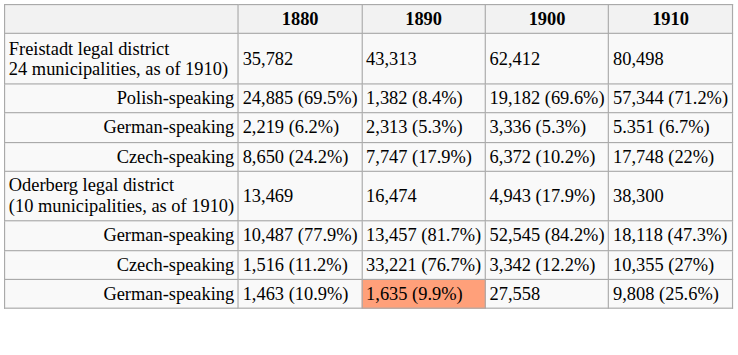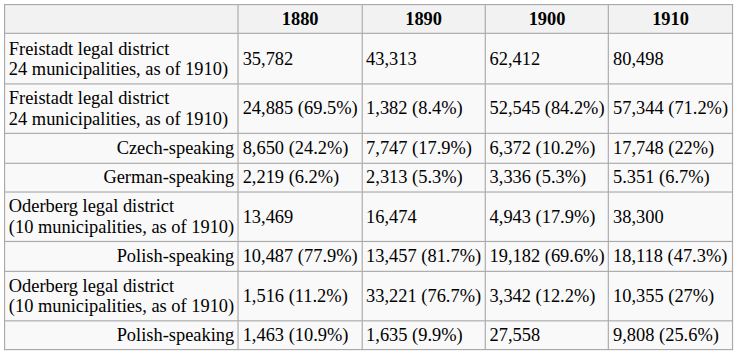(175, 98) Polish-speaking -> (118, 108) Freistadt legal district 24 municipalities, as of 1910)
(547, 98) 19,182 (69.6%) -> (547, 108) 52,545 (84.2%)
rows swapped: (296, 156) <-> (291, 127)
(169, 235) German-speaking -> (175, 256) Polish-speaking
(547, 235) 52,545 (84.2%) -> (547, 256) 19,182 (69.6%)
(175, 264) Czech-speaking -> (121, 295) Oderberg legal district (10 municipalities, as of 1910)
(169, 293) German-speaking -> (175, 335) Polish-speaking
(414, 293) lightsalmon background -> (414, 335) no background
